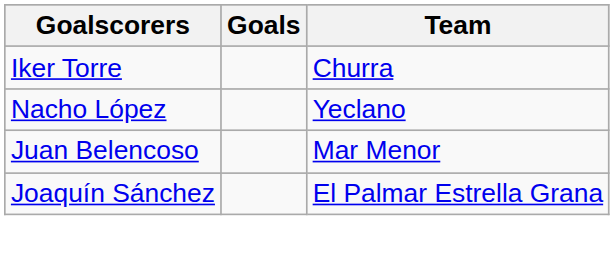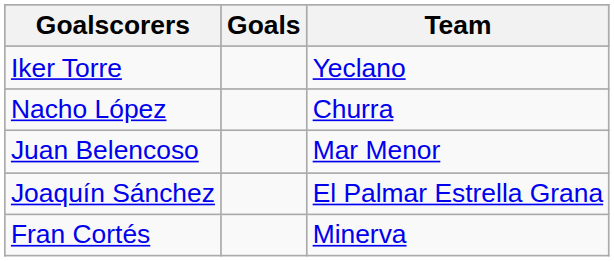(353, 67) Churra -> (359, 67) Yeclano
(359, 109) Yeclano -> (353, 109) Churra
+ row: (81, 234)
